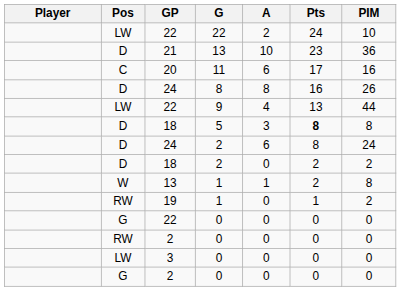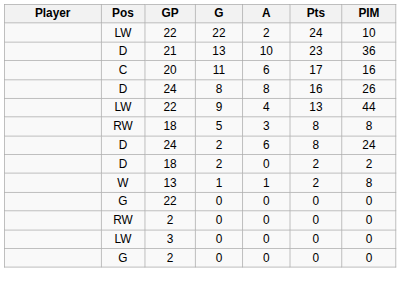(123, 126) D -> (123, 126) RW
(316, 126) bold -> (316, 126) normal
- row: (170, 201)
